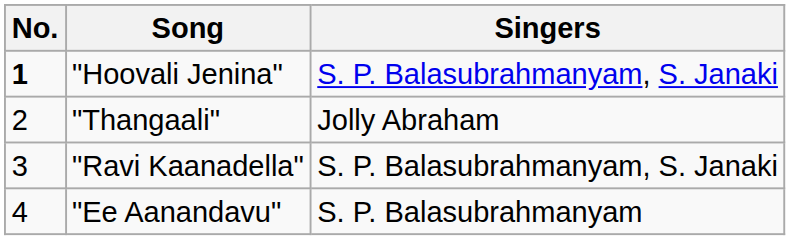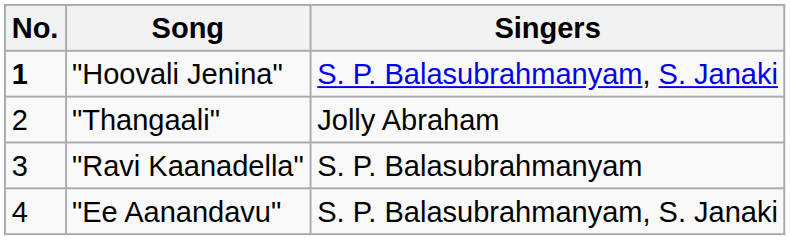(548, 166) S. P. Balasubrahmanyam, S. Janaki -> (480, 166) S. P. Balasubrahmanyam
(480, 212) S. P. Balasubrahmanyam -> (548, 212) S. P. Balasubrahmanyam, S. Janaki
